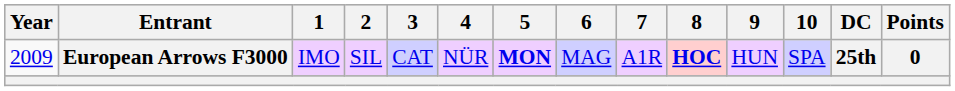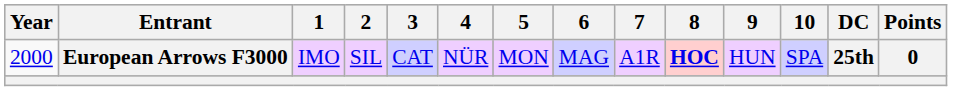(31, 57) 2009 -> (31, 57) 2000
(525, 57) bold -> (524, 57) normal
